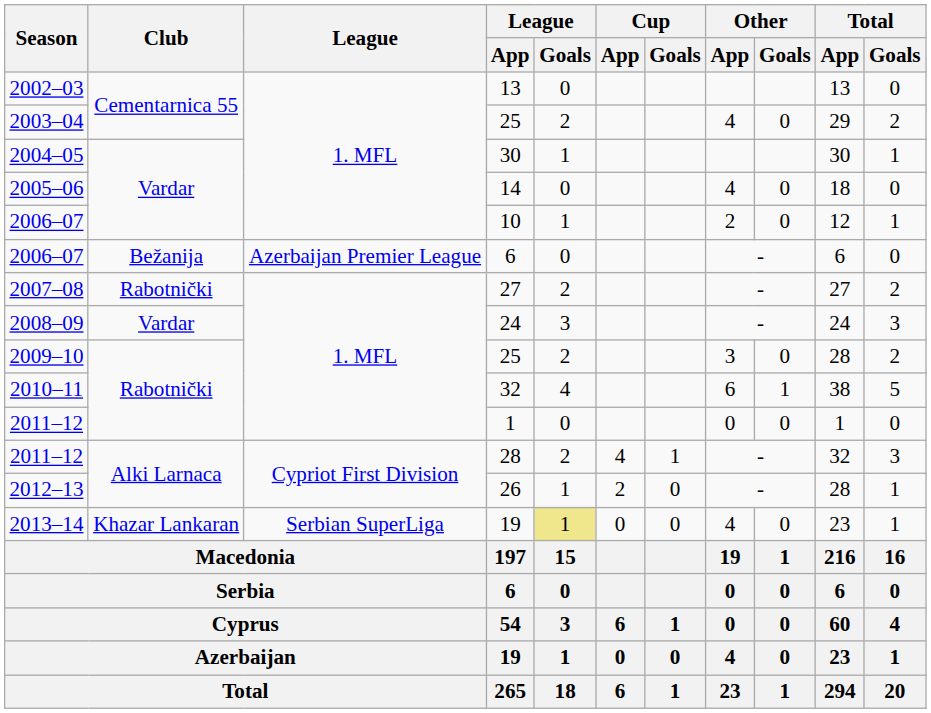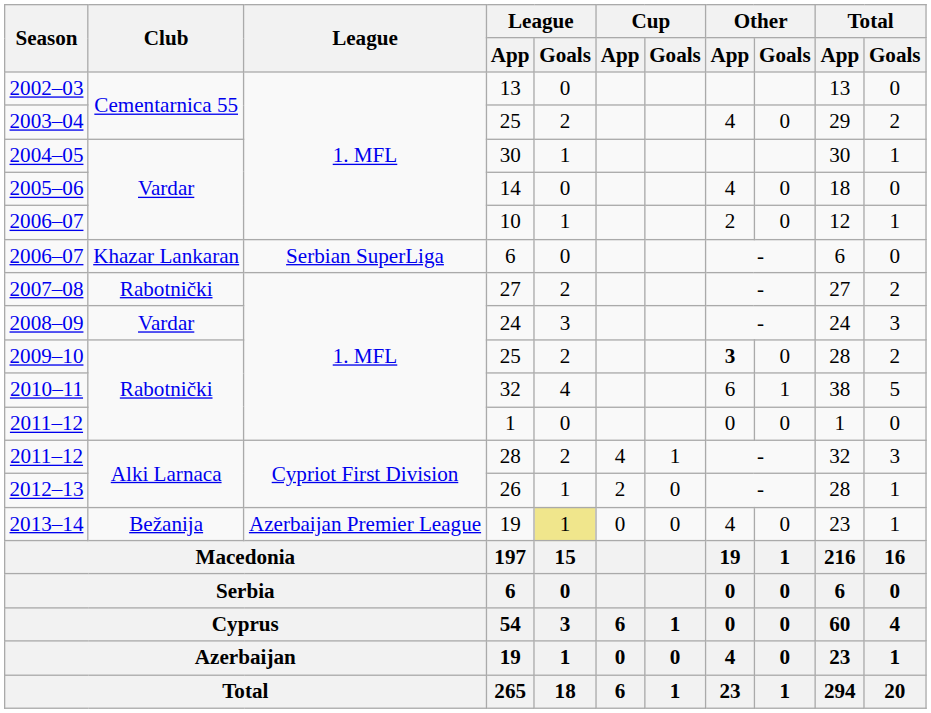(166, 255) Bežanija -> (166, 255) Khazar Lankaran
(365, 255) Azerbaijan Premier League -> (365, 255) Serbian SuperLiga
(730, 356) normal -> (730, 356) bold
(166, 523) Khazar Lankaran -> (166, 523) Bežanija
(365, 523) Serbian SuperLiga -> (365, 523) Azerbaijan Premier League
